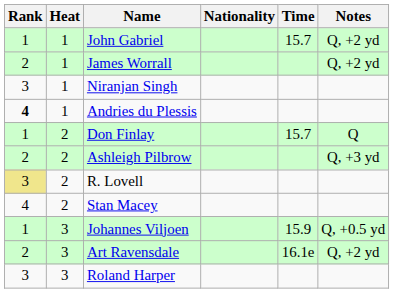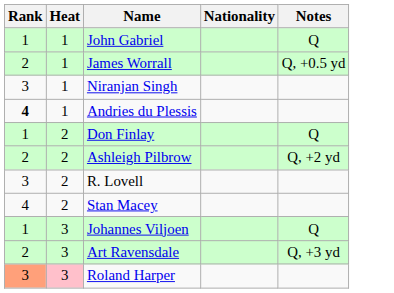- column: (298, 16)
(353, 39) Q, +2 yd -> (314, 39) Q
(353, 63) Q, +2 yd -> (314, 63) Q, +0.5 yd
(353, 157) Q, +3 yd -> (314, 157) Q, +2 yd
(25, 181) khaki background -> (25, 181) no background
(353, 228) Q, +0.5 yd -> (314, 228) Q
(353, 252) Q, +2 yd -> (314, 252) Q, +3 yd
(25, 275) no background -> (25, 275) lightsalmon background
(65, 275) no background -> (65, 275) pink background
